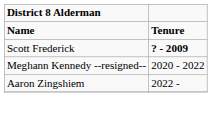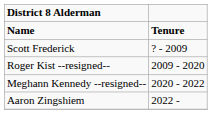(170, 48) bold -> (169, 48) normal
+ row: (58, 65)
